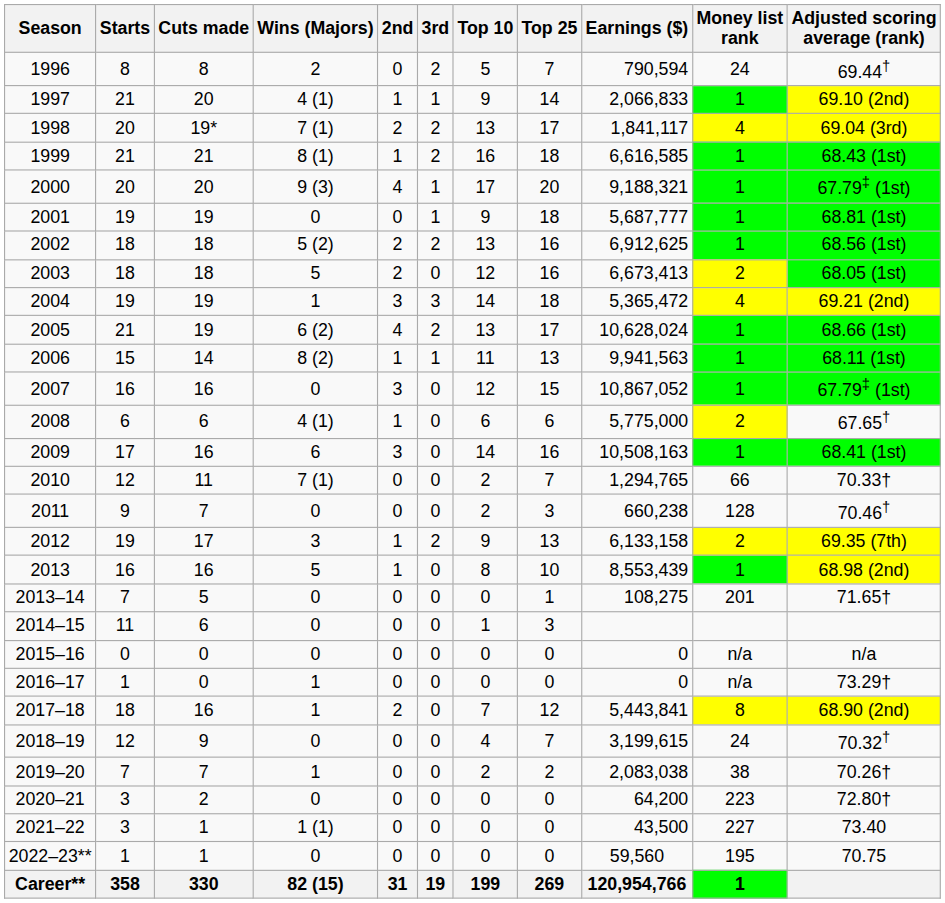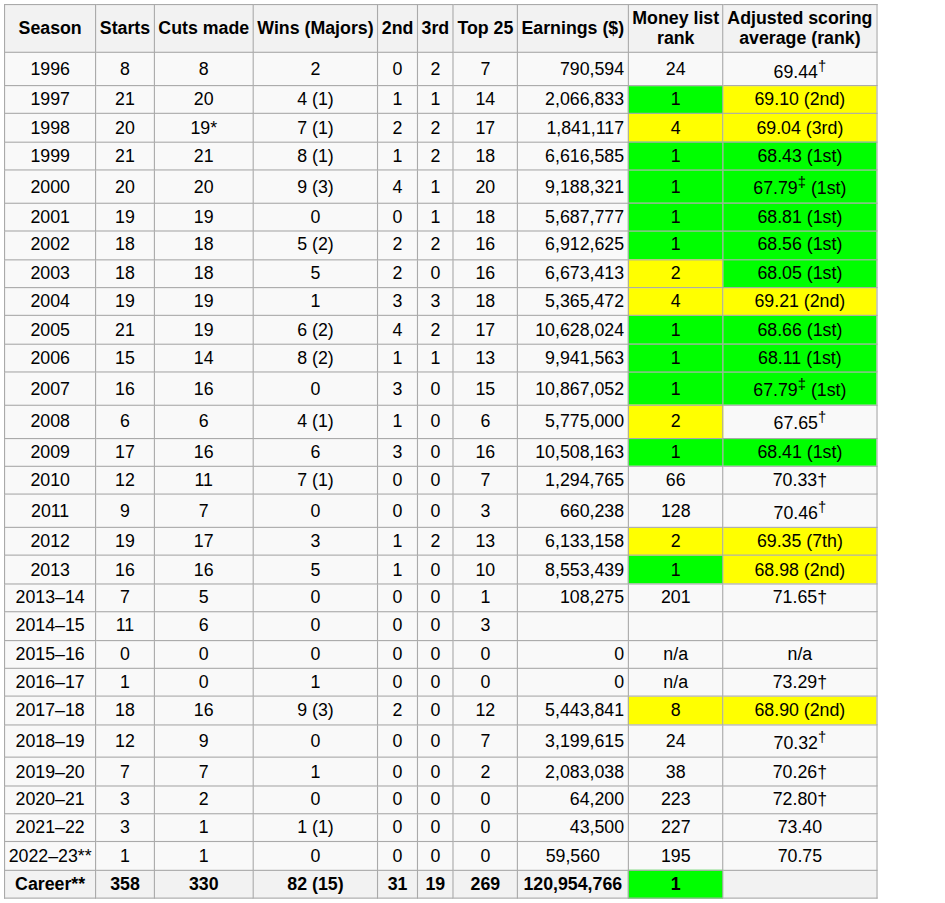- column: (485, 28)
(315, 710) 1 -> (315, 710) 9 (3)
